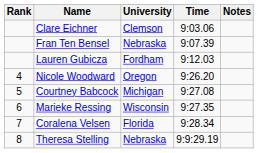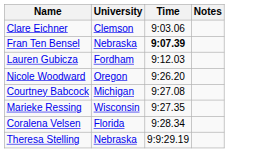- column: (19, 12)
(197, 44) normal -> (168, 44) bold
